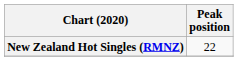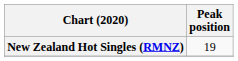(210, 46) 22 -> (210, 46) 19
